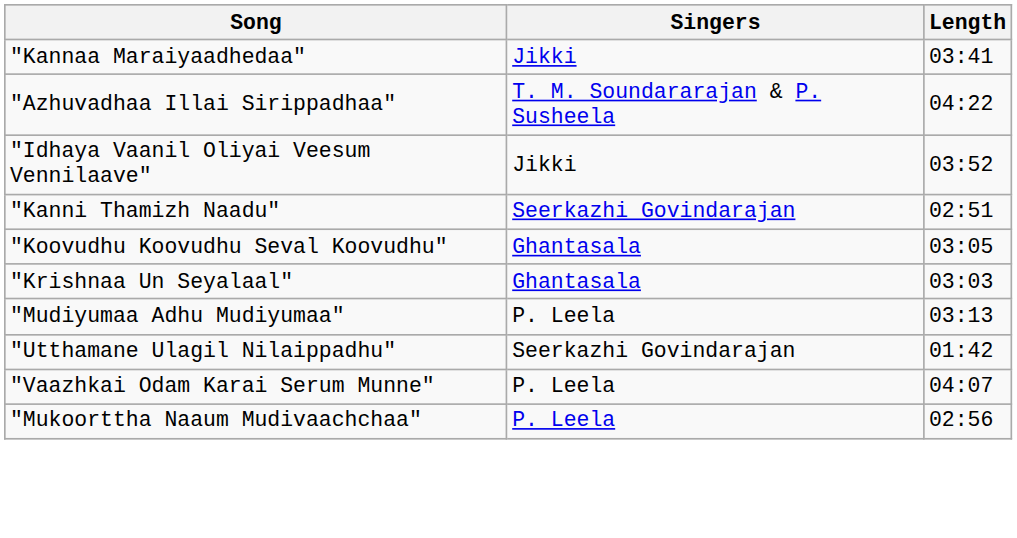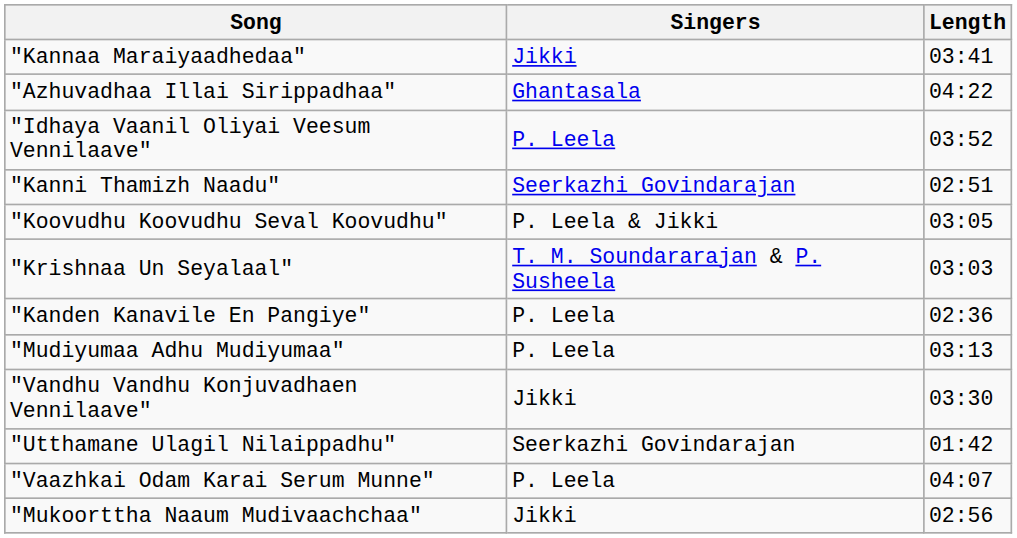(667, 105) T. M. Soundararajan & P. Susheela -> (577, 92) Ghantasala
(544, 164) Jikki -> (564, 140) P. Leela
(577, 247) Ghantasala -> (615, 222) P. Leela & Jikki
(577, 282) Ghantasala -> (667, 269) T. M. Soundararajan & P. Susheela
+ row: (190, 317)
+ row: (184, 399)
(564, 421) P. Leela -> (544, 516) Jikki
